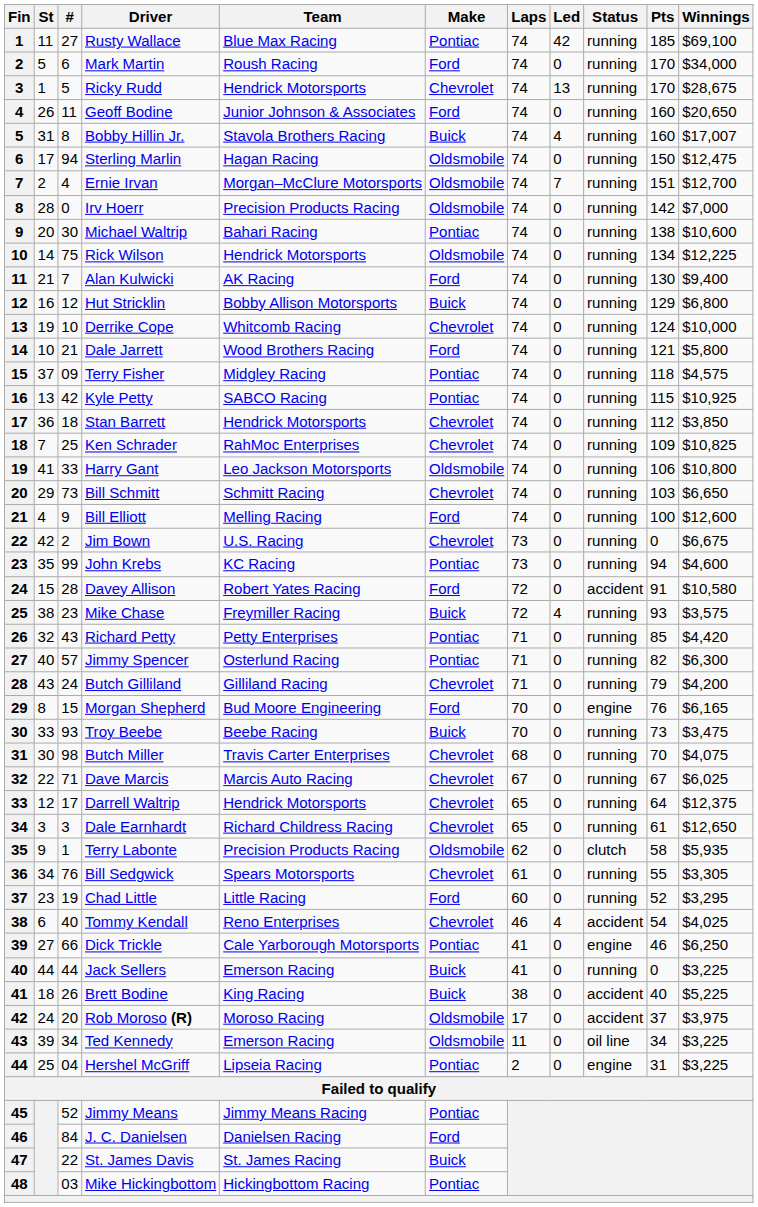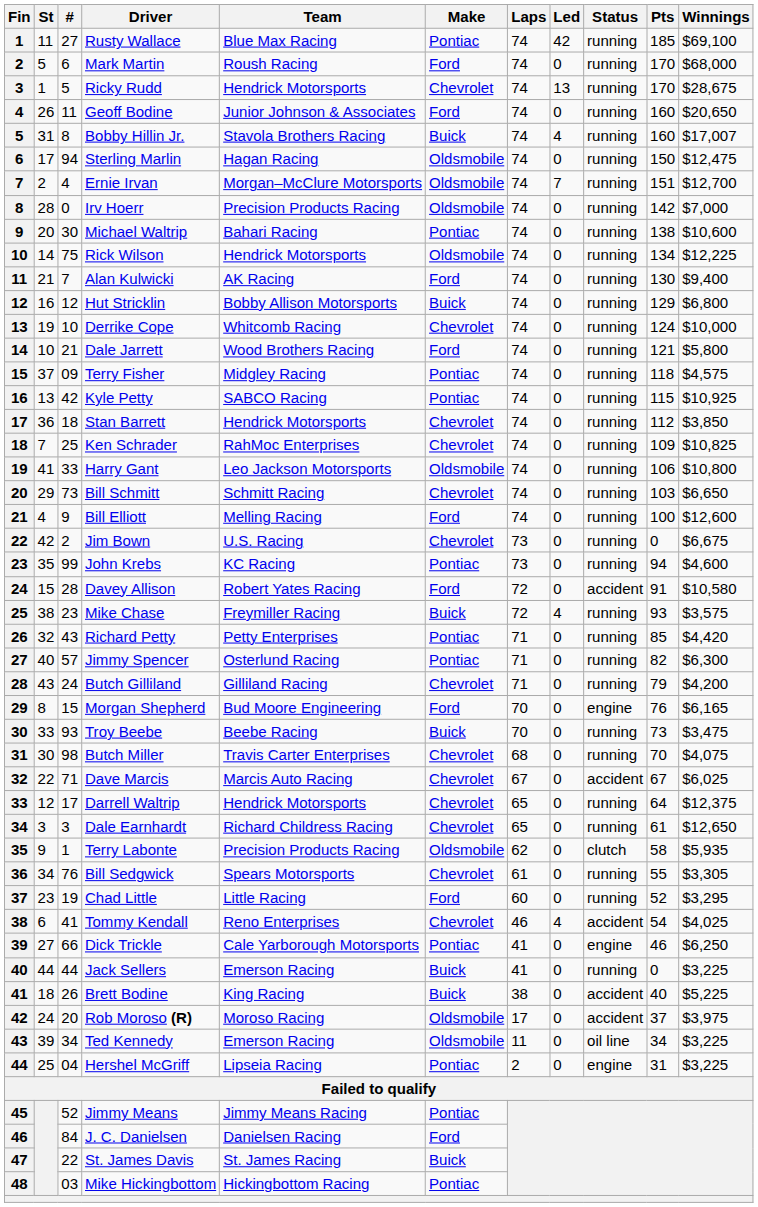(709, 64) $34,000 -> (709, 64) $68,000
(612, 779) running -> (615, 779) accident
(70, 922) 40 -> (70, 922) 41
